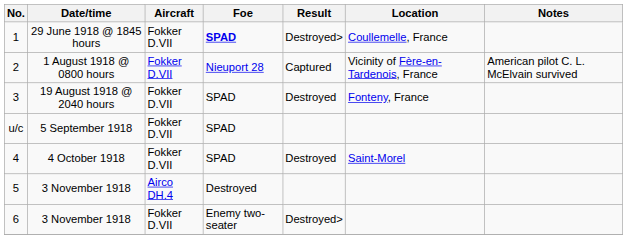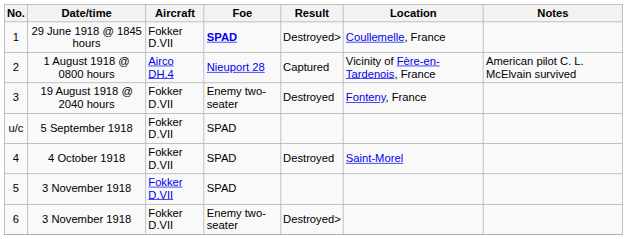(165, 67) Fokker D.VII -> (161, 67) Airco DH.4
(221, 98) SPAD -> (236, 98) Enemy two-seater
(160, 189) Airco DH.4 -> (165, 189) Fokker D.VII
(231, 189) Destroyed -> (222, 189) SPAD
